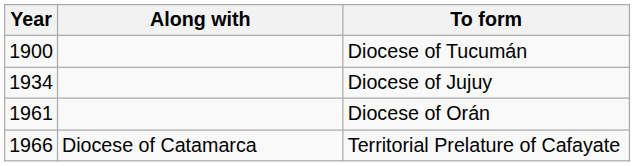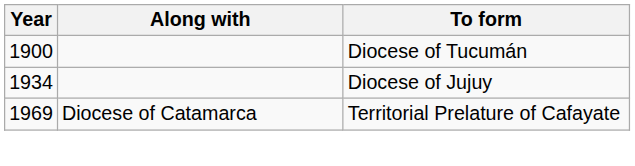- row: (419, 113)
(31, 144) 1966 -> (31, 113) 1969
